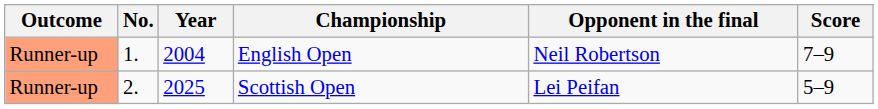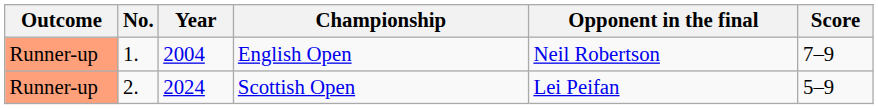(184, 86) 2025 -> (184, 86) 2024
